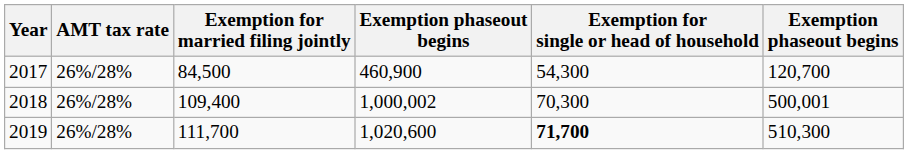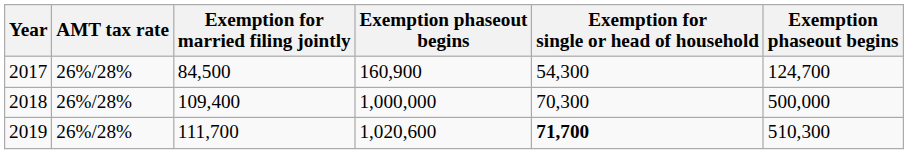(391, 71) 460,900 -> (391, 71) 160,900
(799, 71) 120,700 -> (799, 71) 124,700
(398, 102) 1,000,002 -> (398, 102) 1,000,000
(799, 102) 500,001 -> (799, 102) 500,000
